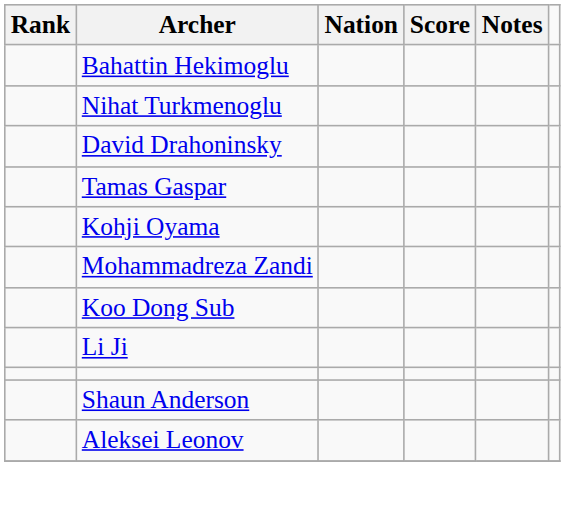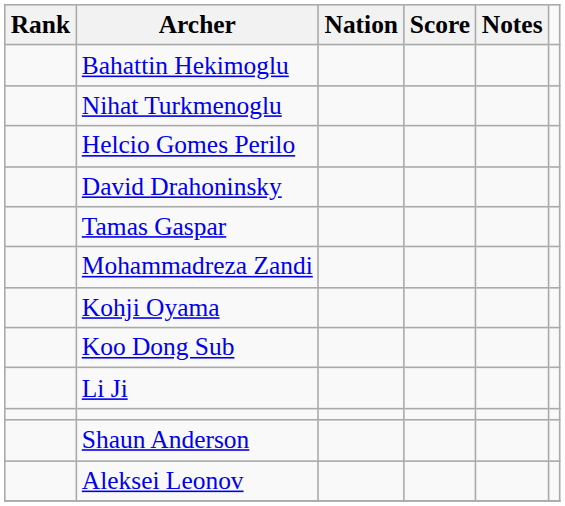+ row: (40, 146)
rows swapped: (40, 267) <-> (40, 227)
